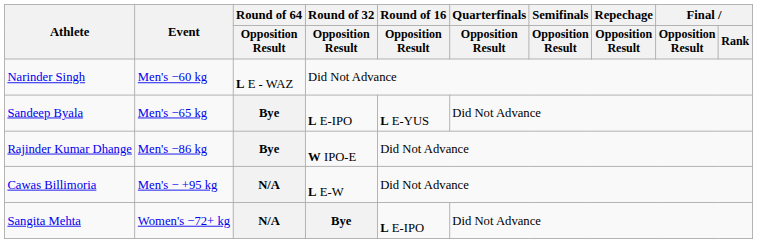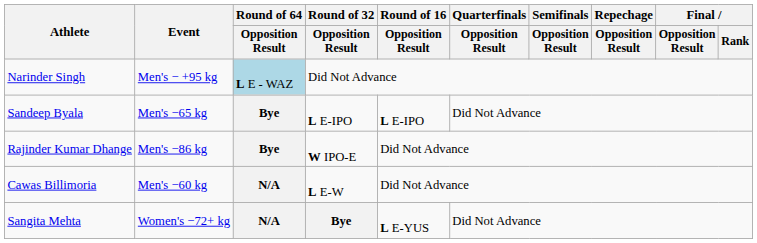(172, 77) Men's −60 kg -> (178, 77) Men's − +95 kg
(265, 85) no background -> (265, 85) lightblue background
(405, 120) L E-YUS -> (402, 120) L E-IPO
(178, 185) Men's − +95 kg -> (172, 185) Men's −60 kg
(402, 228) L E-IPO -> (405, 228) L E-YUS
